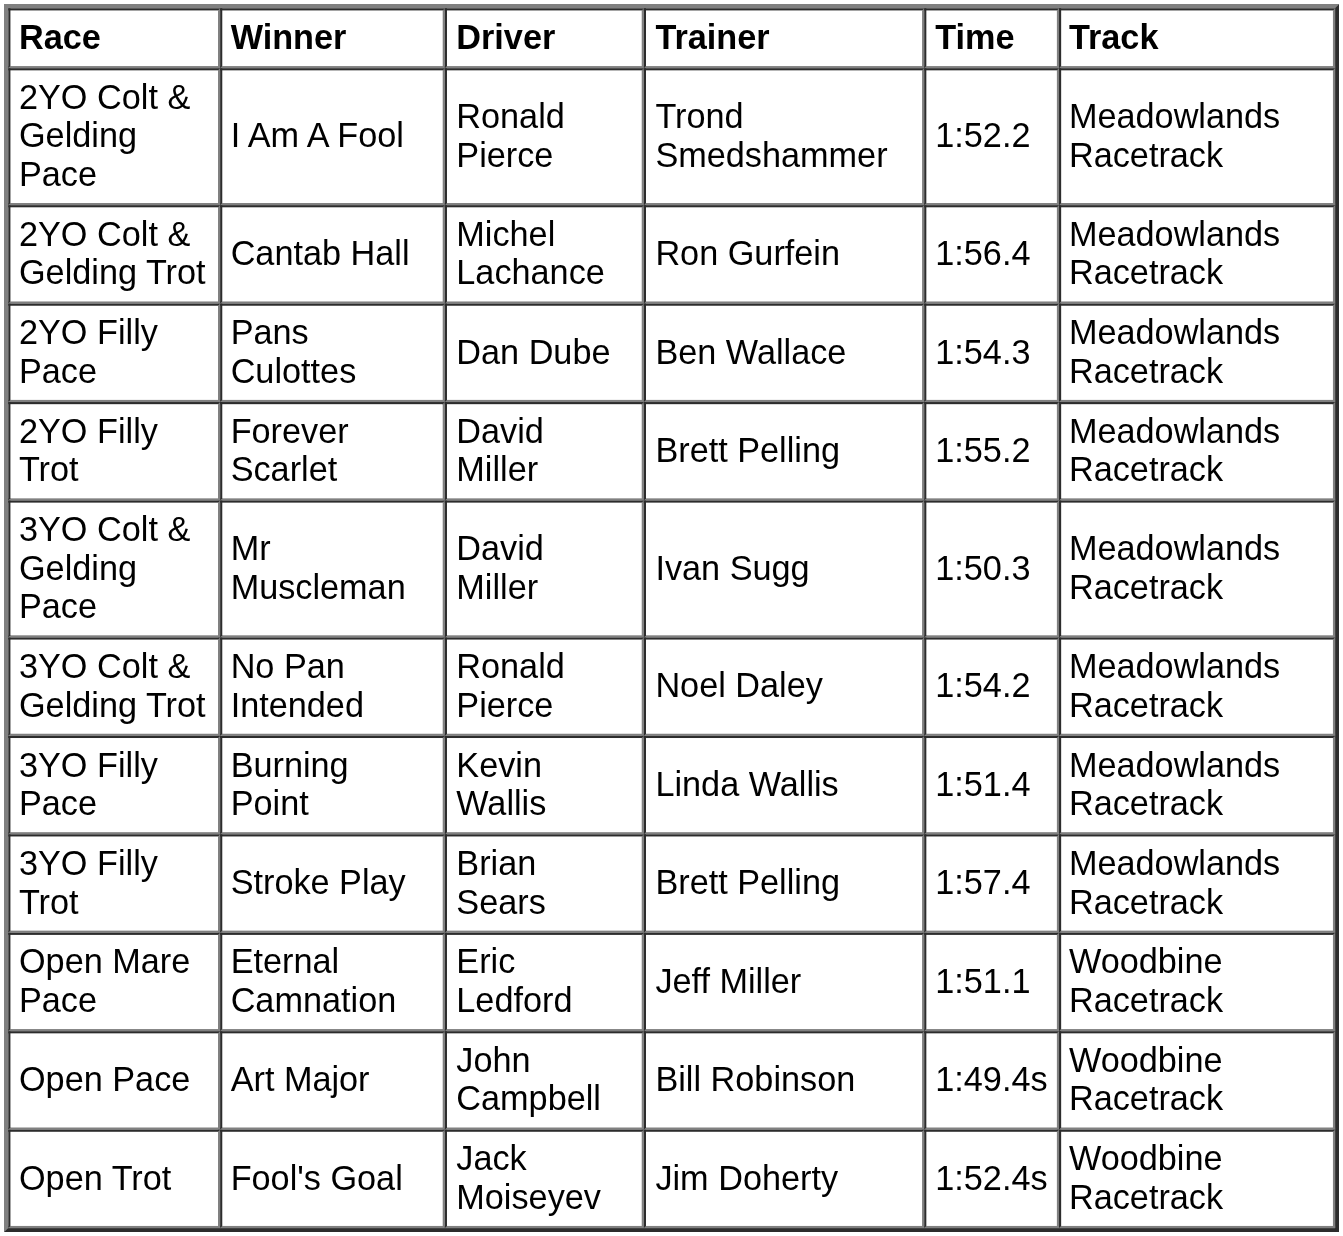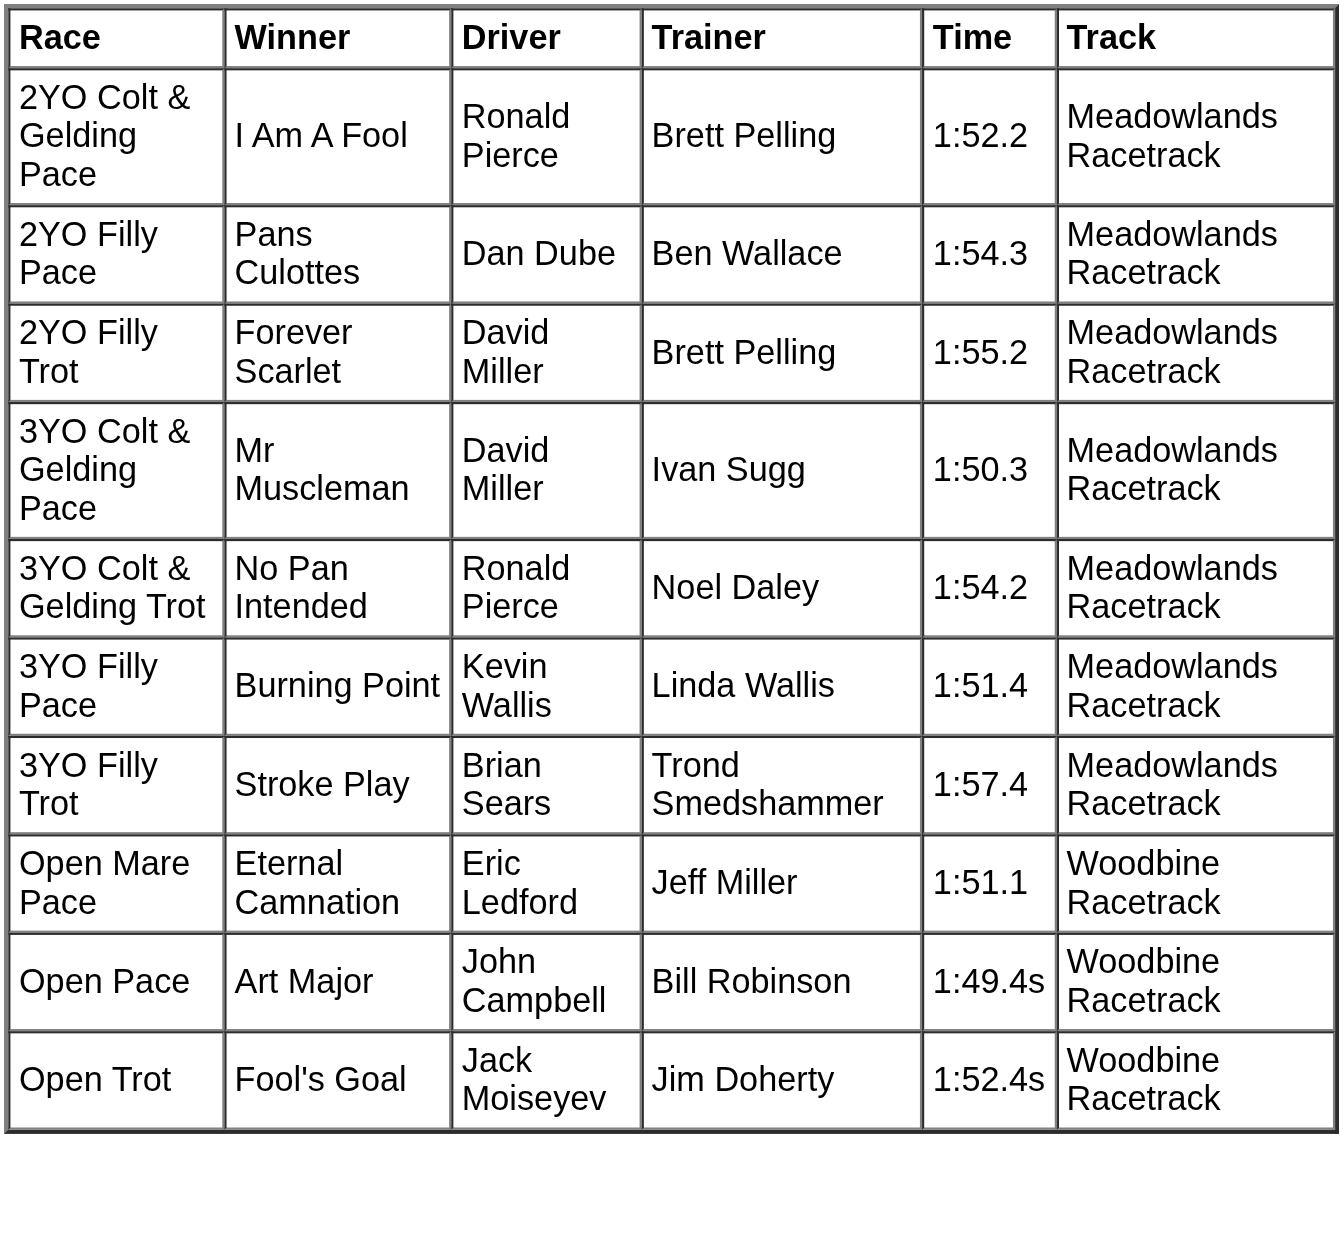(771, 136) Trond Smedshammer -> (744, 136) Brett Pelling
- row: (112, 253)
(748, 882) Brett Pelling -> (768, 784) Trond Smedshammer
